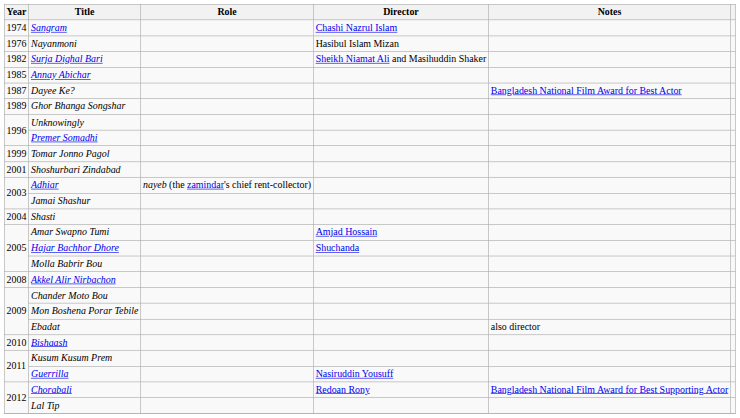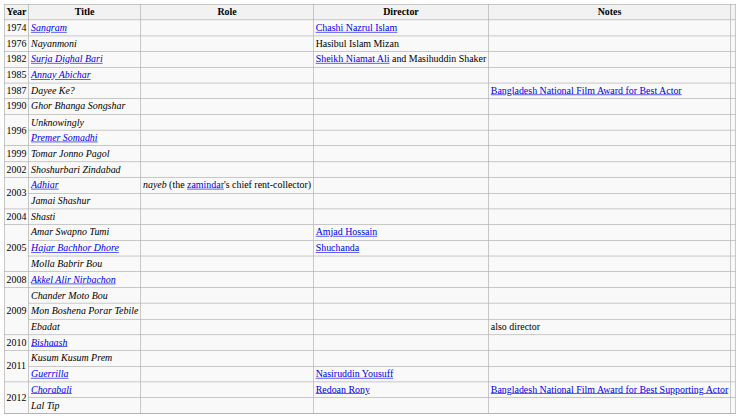(17, 106) 1989 -> (17, 106) 1990
(17, 169) 2001 -> (17, 169) 2002
